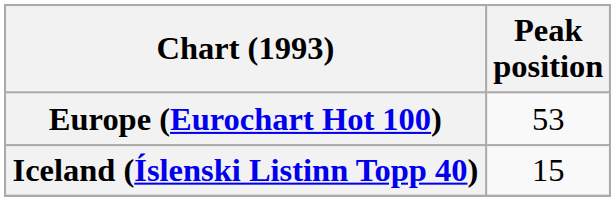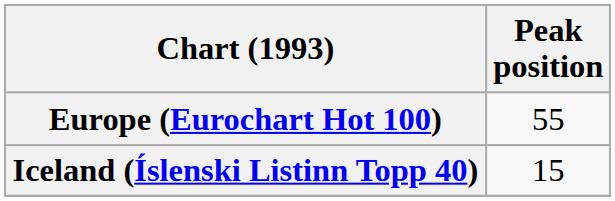(548, 118) 53 -> (548, 118) 55
